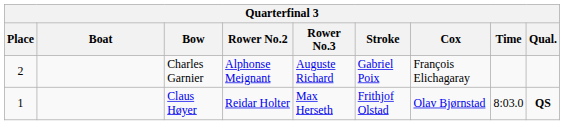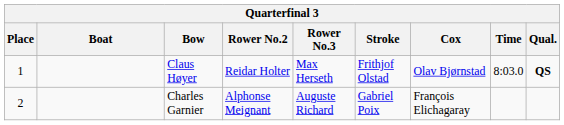rows swapped: (182, 103) <-> (185, 71)
